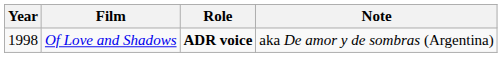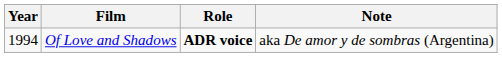(23, 40) 1998 -> (23, 40) 1994
